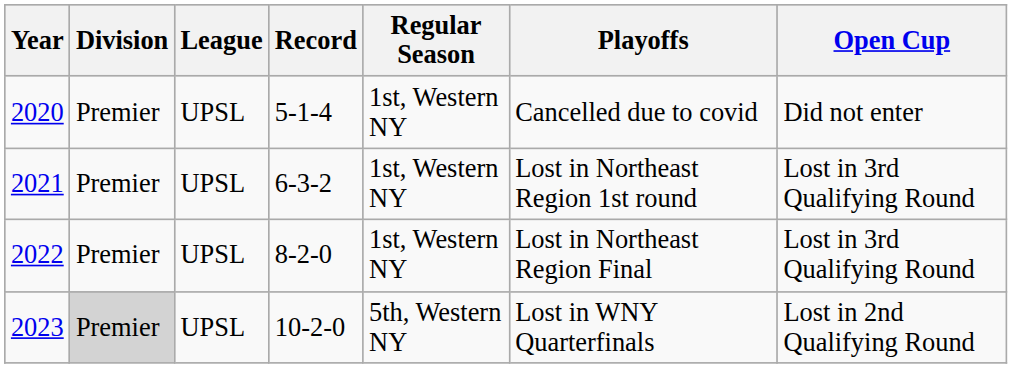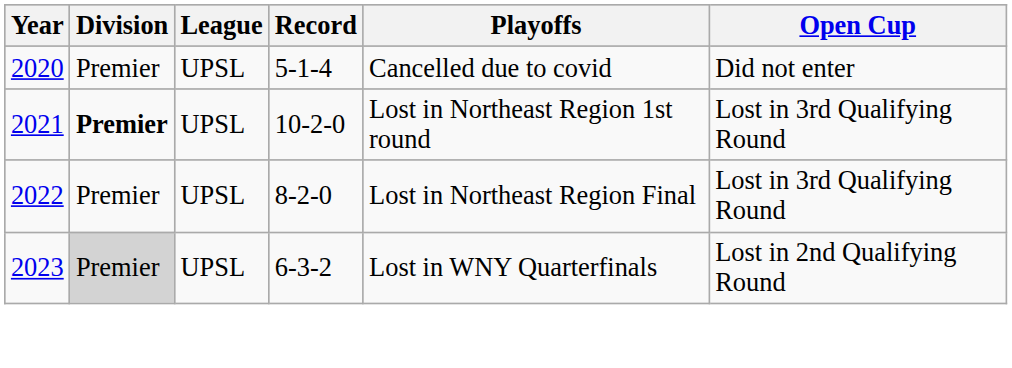- column: (436, 40)
(118, 183) normal -> (122, 124) bold
(303, 183) 6-3-2 -> (310, 124) 10-2-0
(310, 326) 10-2-0 -> (303, 267) 6-3-2
